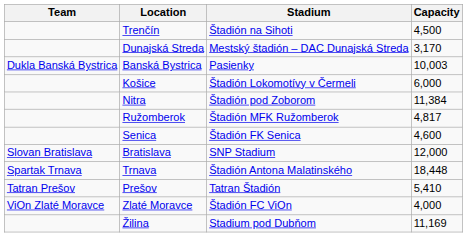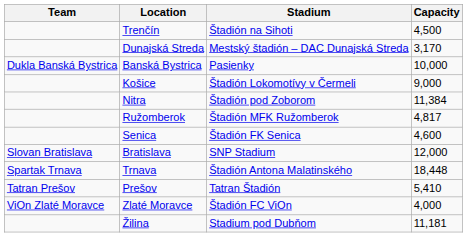(431, 65) 10,003 -> (431, 65) 10,000
(427, 83) 6,000 -> (427, 83) 9,000
(430, 223) 11,169 -> (430, 223) 11,181
